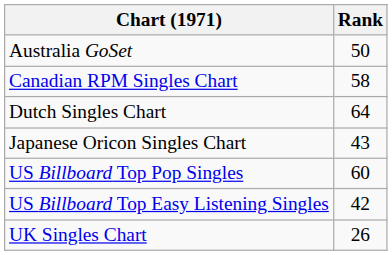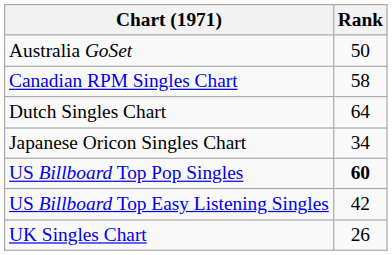(360, 142) 43 -> (360, 142) 34
(360, 173) normal -> (360, 173) bold
